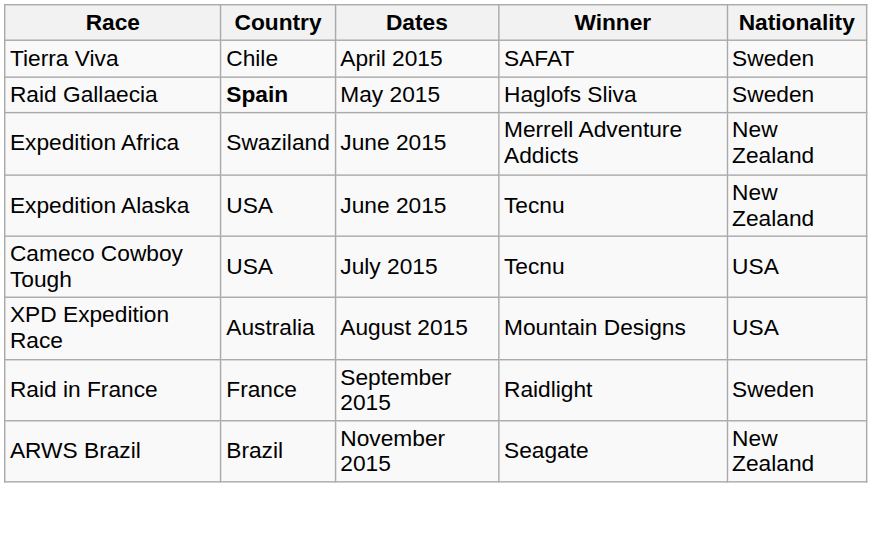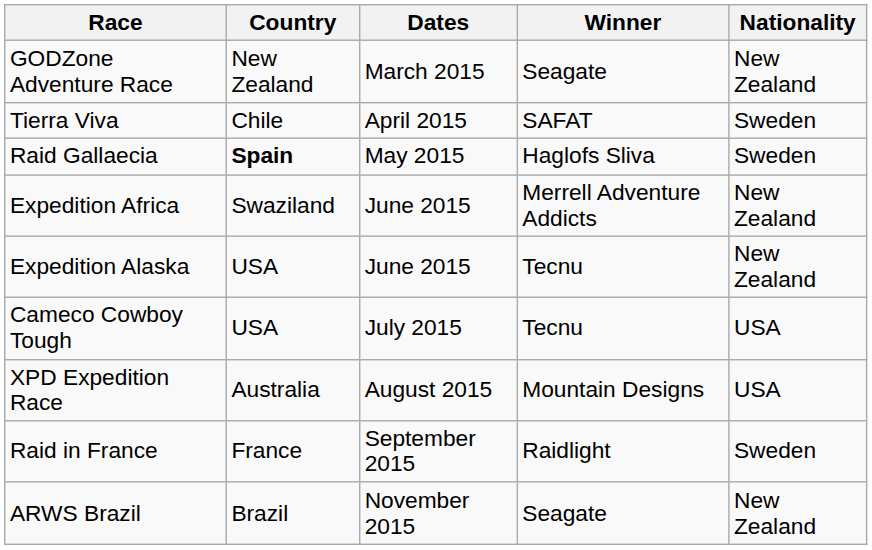+ row: (91, 71)
